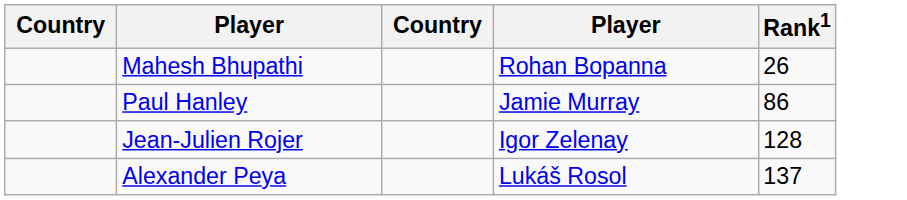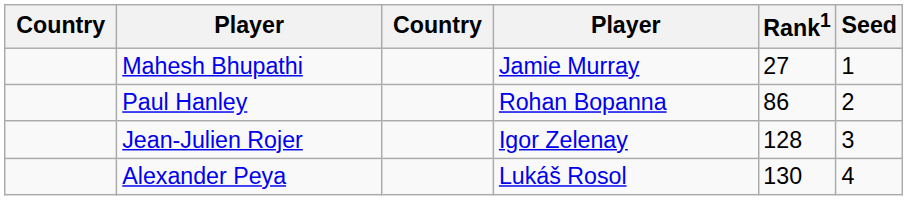+ column: (869, 26)
(583, 65) Rohan Bopanna -> (569, 65) Jamie Murray
(776, 65) 26 -> (776, 65) 27
(569, 102) Jamie Murray -> (583, 102) Rohan Bopanna
(783, 176) 137 -> (783, 176) 130
